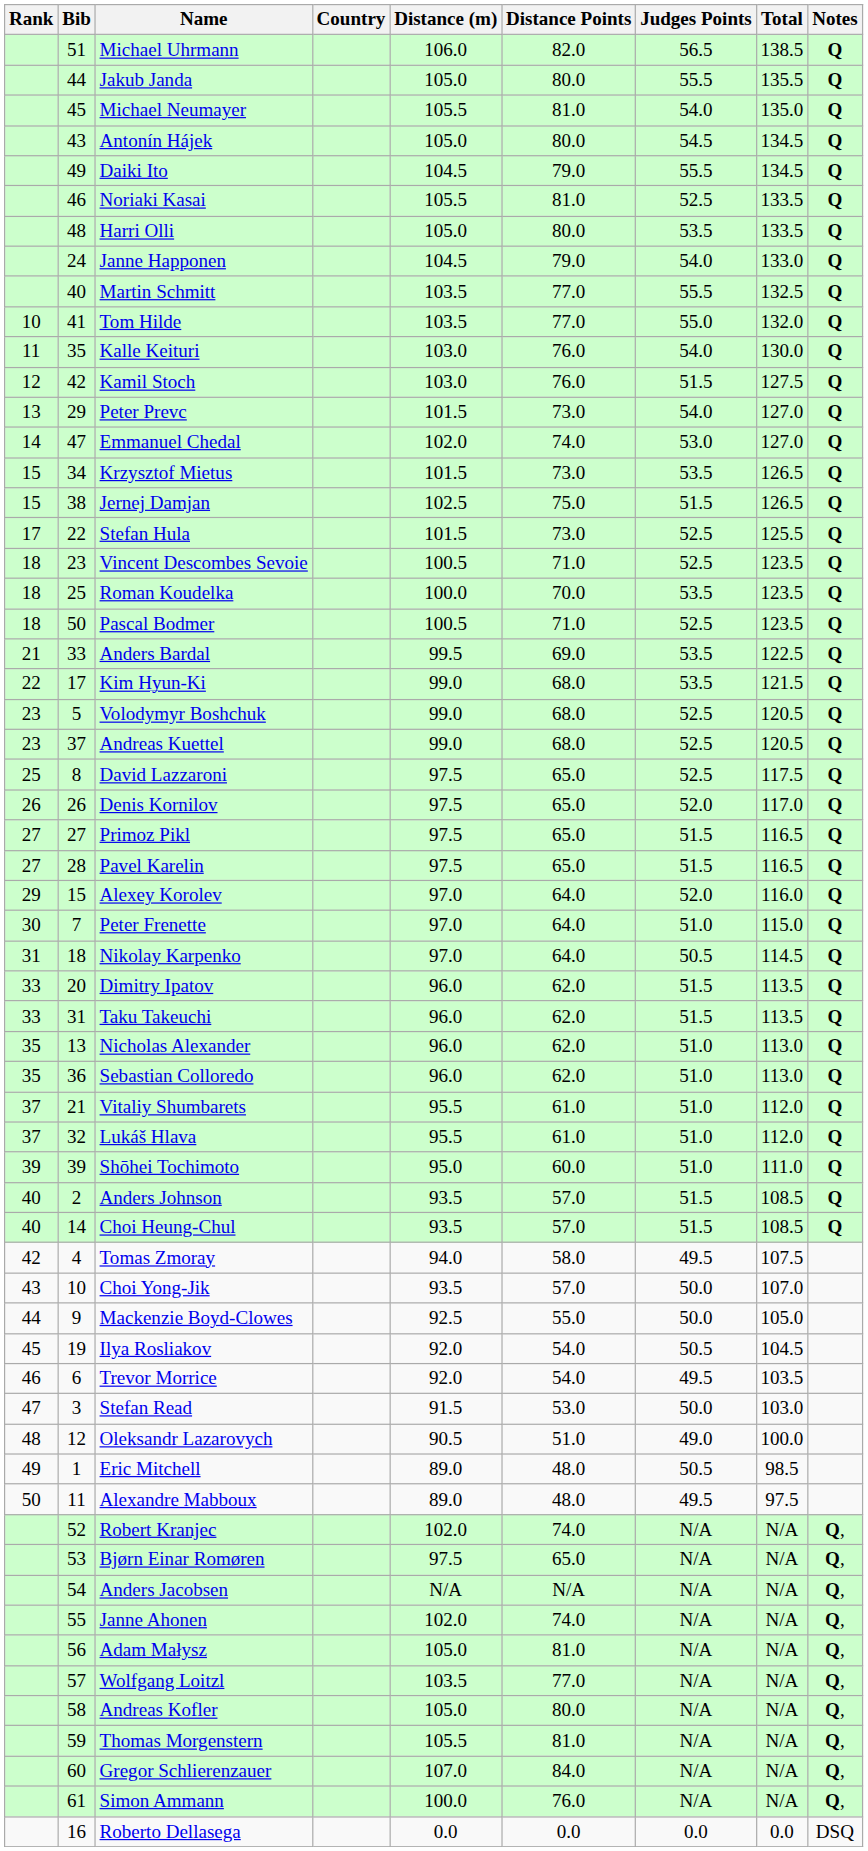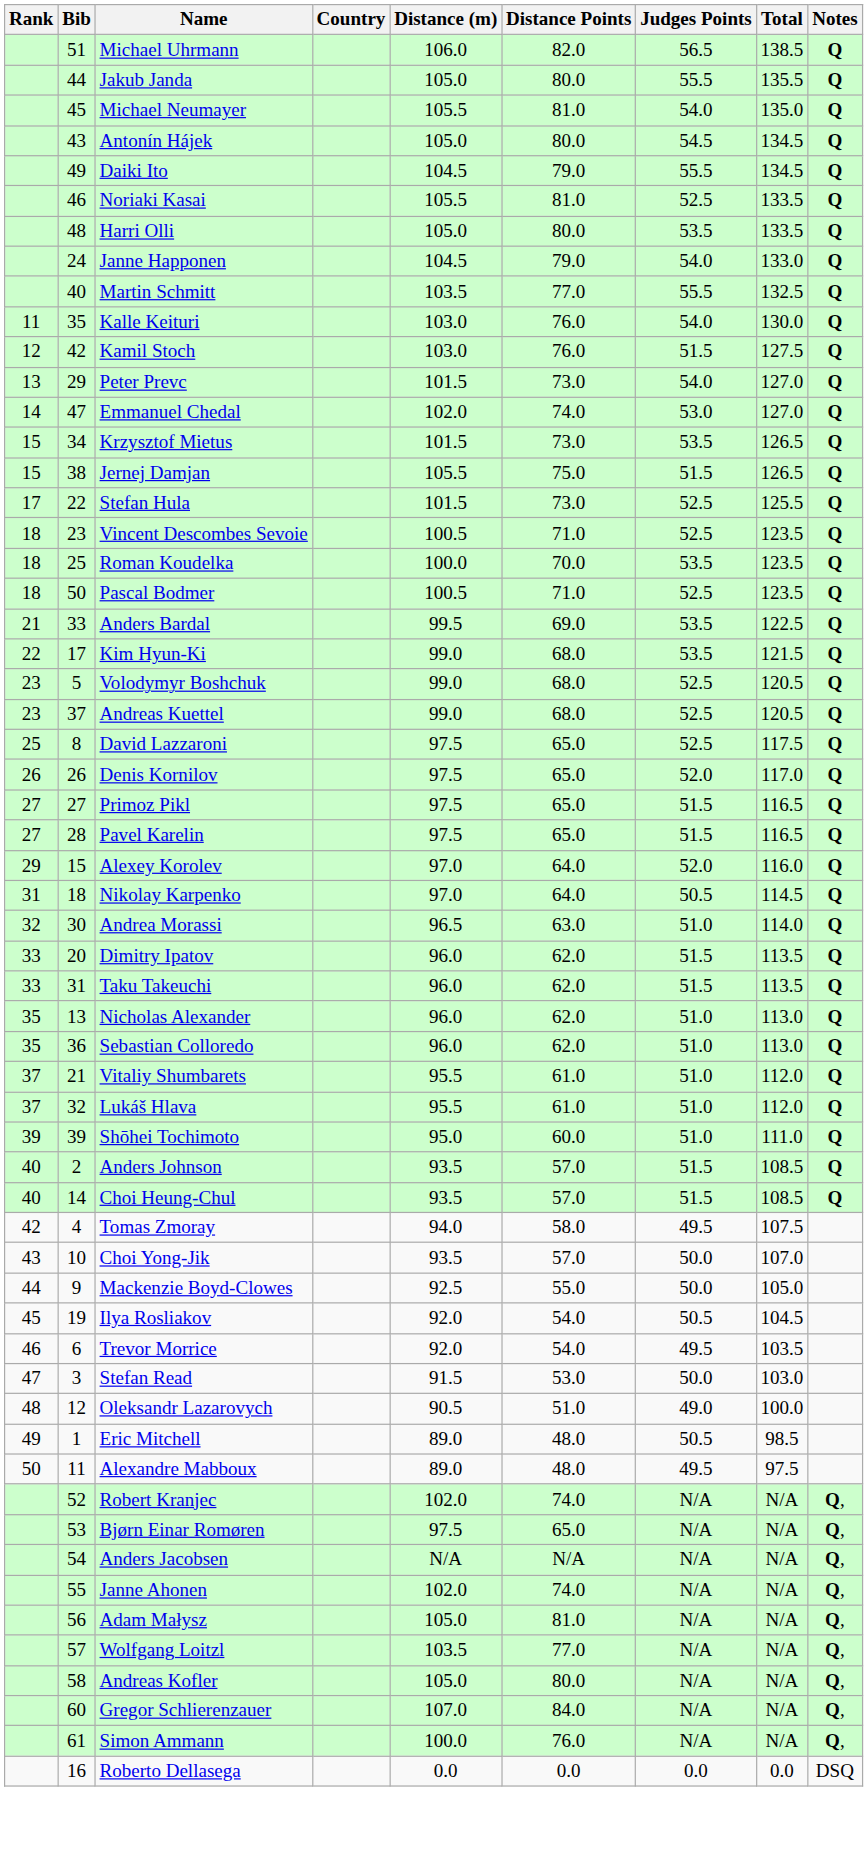- row: (140, 321)
(446, 502) 102.5 -> (446, 472) 105.5
- row: (153, 925)
+ row: (161, 925)
- row: (181, 1740)
